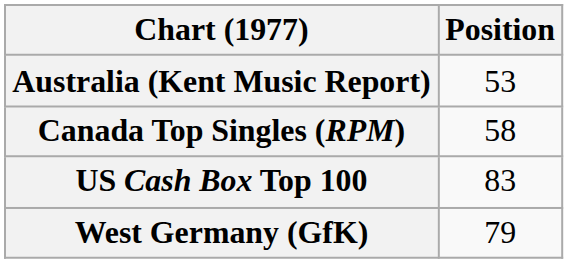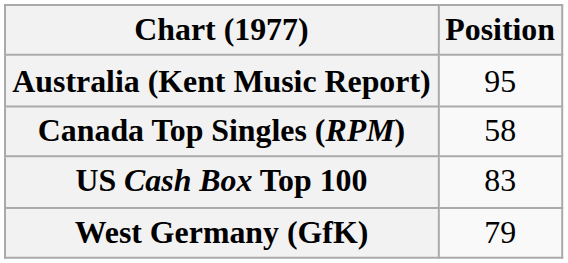(500, 80) 53 -> (500, 80) 95
